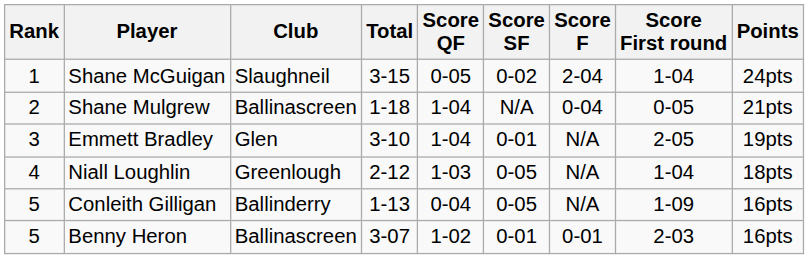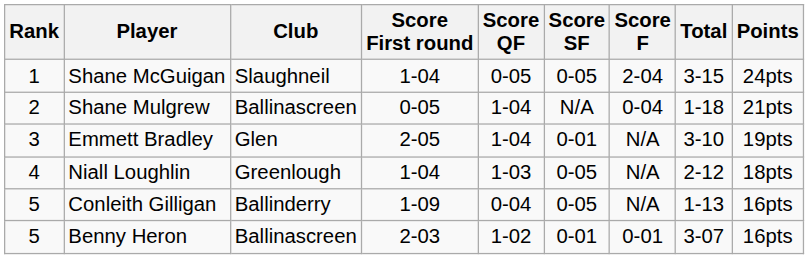columns swapped: (674, 32) <-> (390, 32)
(517, 75) 0-02 -> (577, 75) 0-05
